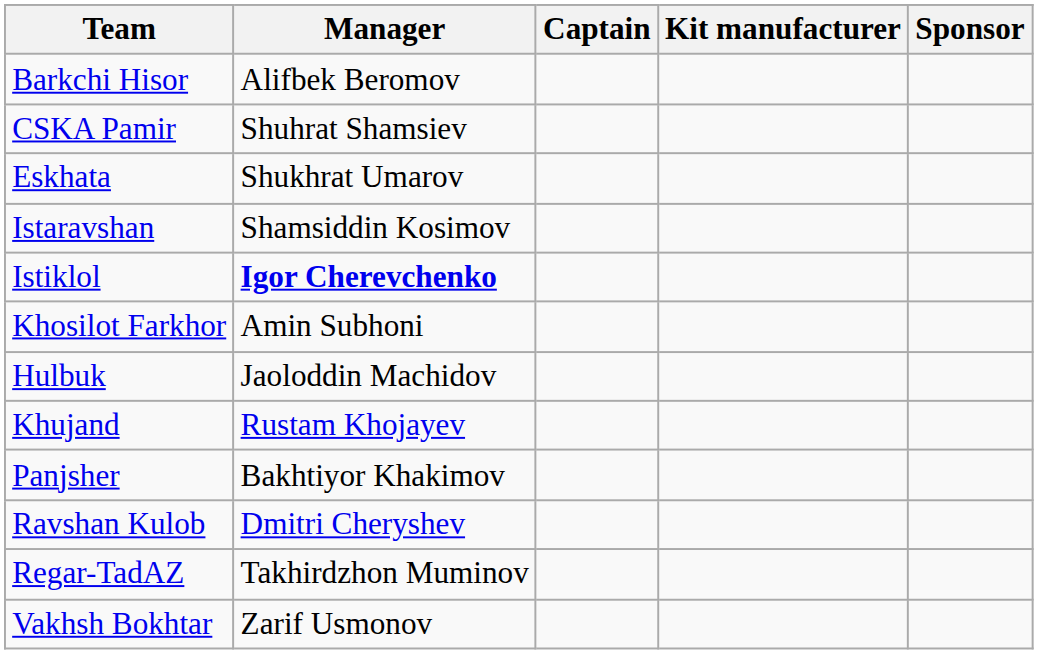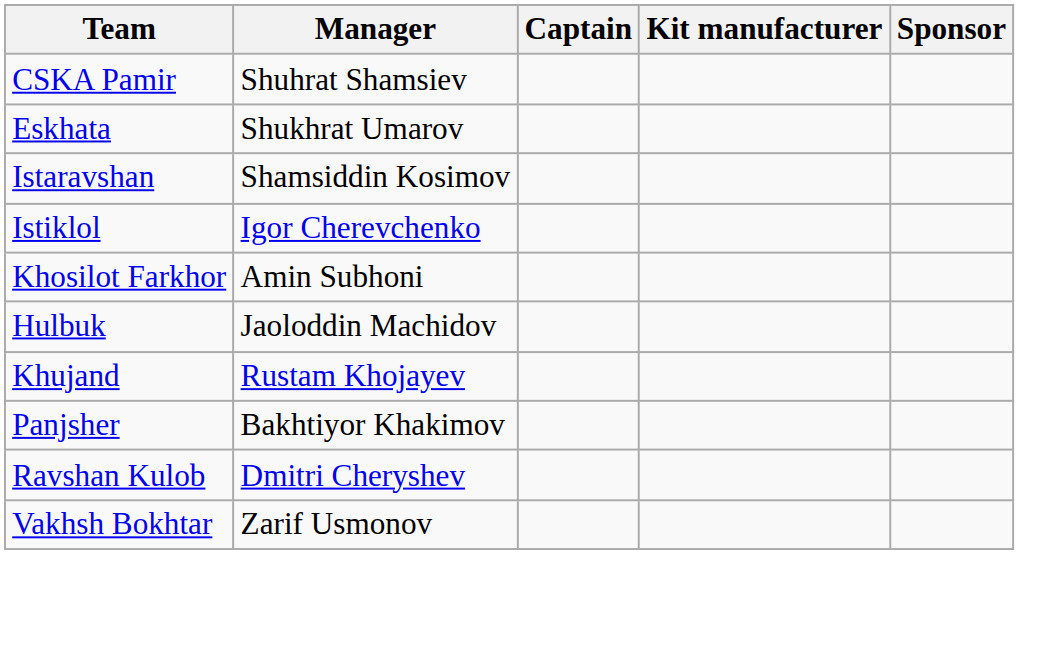- row: (100, 78)
(369, 276) bold -> (361, 227) normal
- row: (98, 573)
